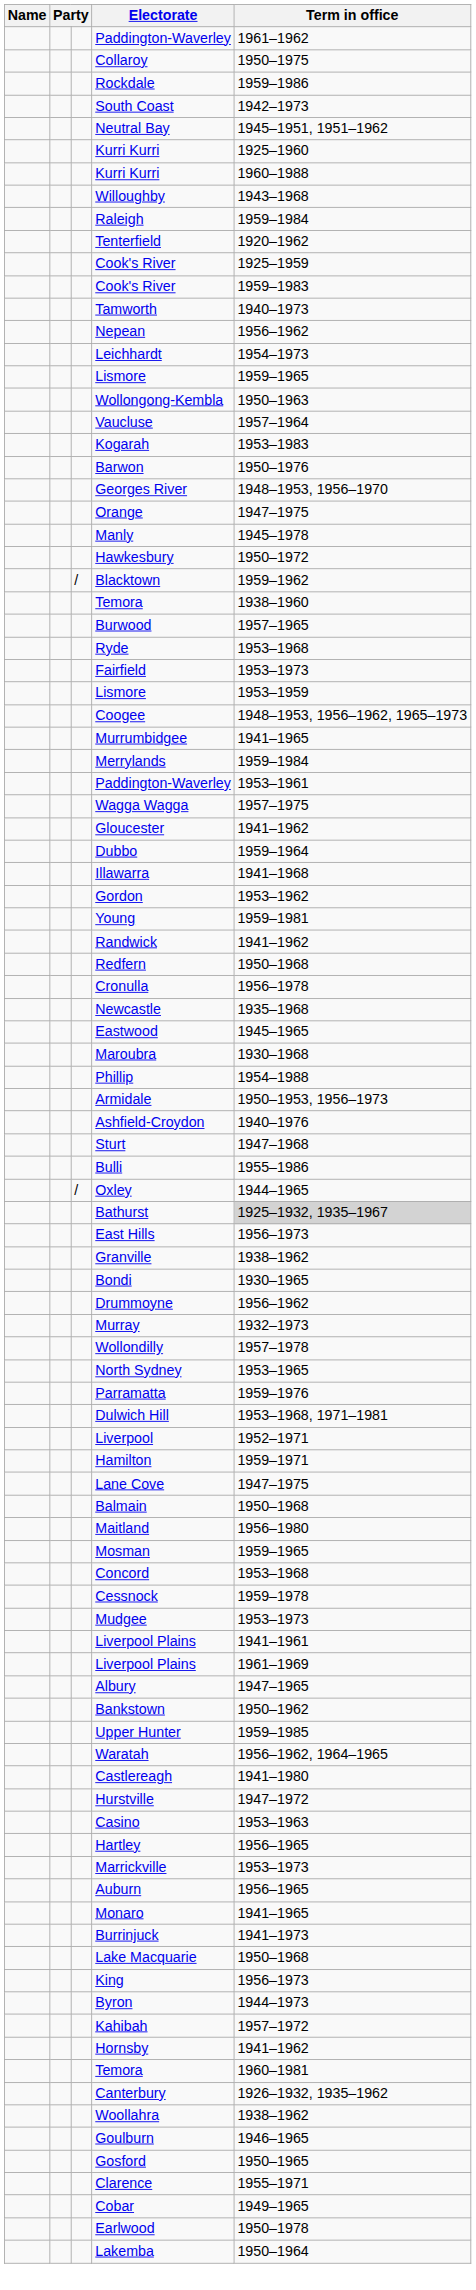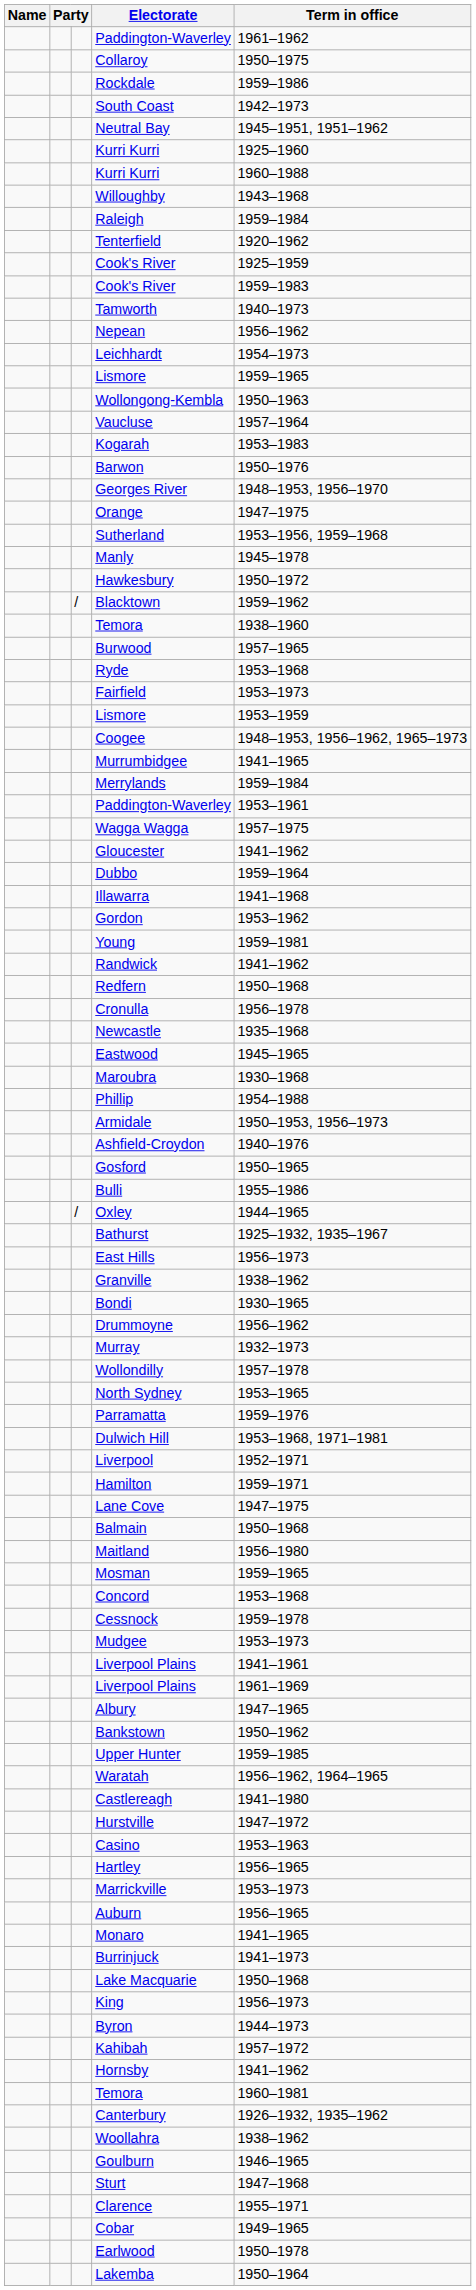+ row: (81, 535)
rows swapped: (81, 2161) <-> (81, 1145)
(313, 1212) lightgrey background -> (313, 1235) no background
